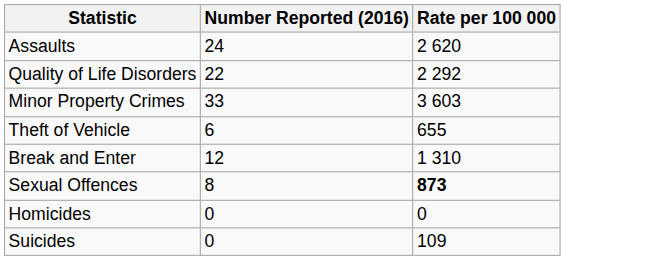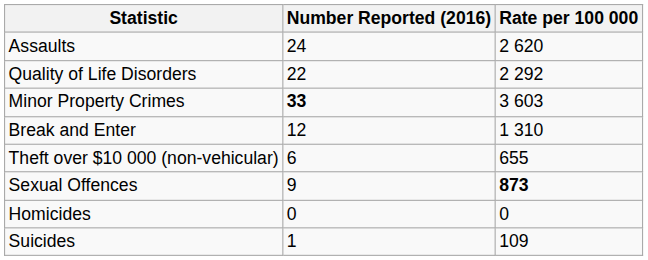(214, 102) normal -> (297, 102) bold
- row: (69, 130)
+ row: (144, 158)
(209, 185) 8 -> (292, 185) 9
(209, 241) 0 -> (292, 241) 1
